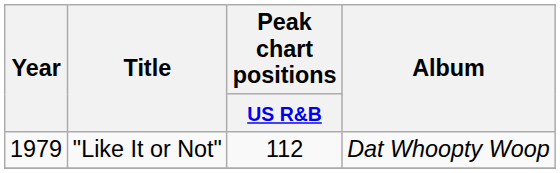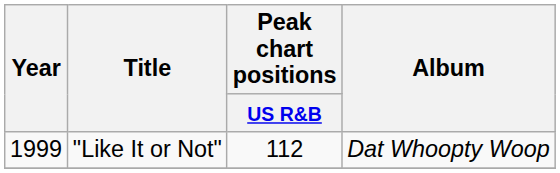(36, 149) 1979 -> (36, 149) 1999
